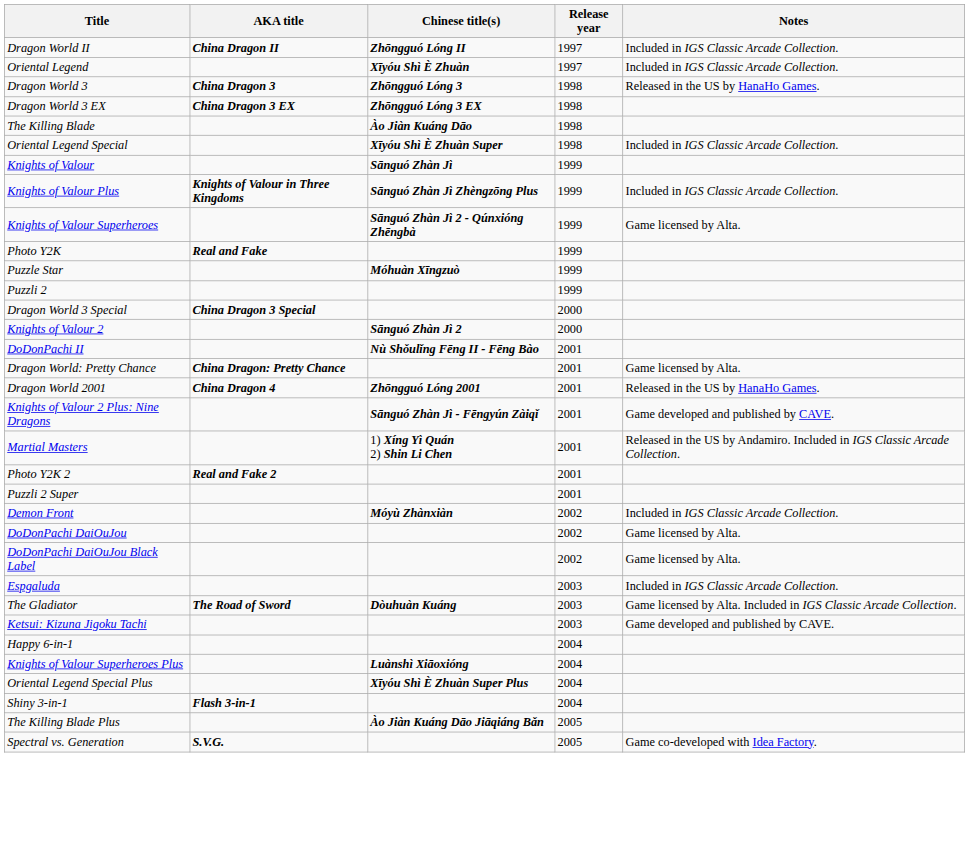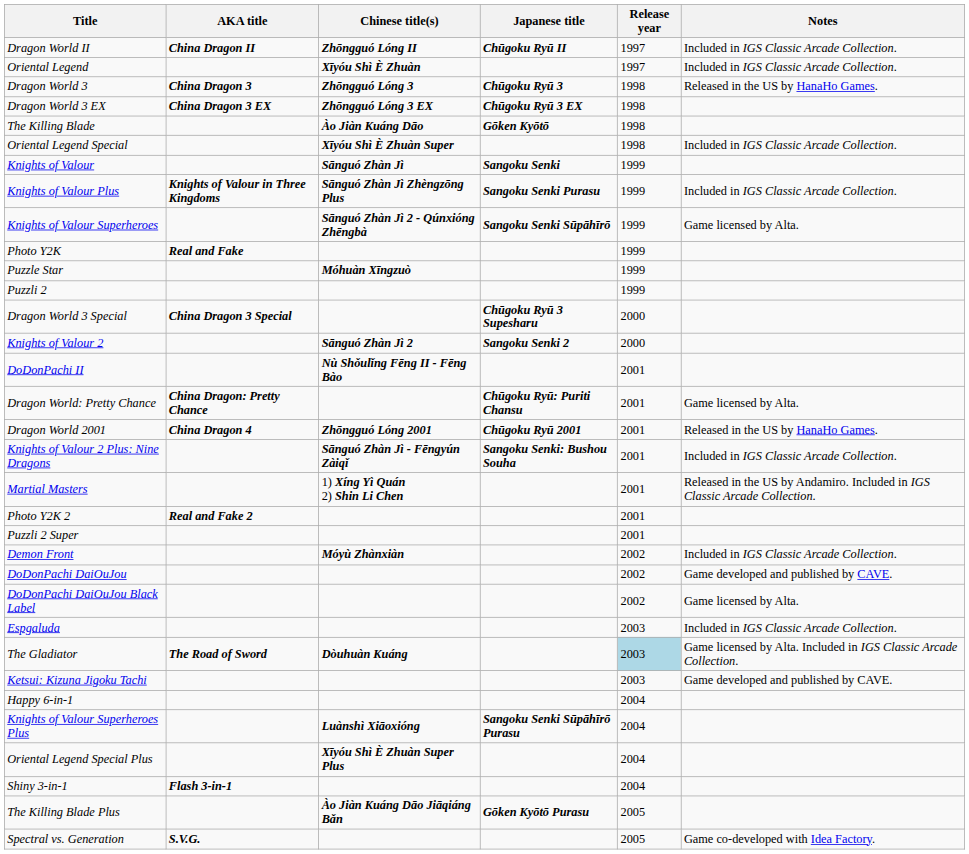+ column: (549, 21)
(730, 414) Game developed and published by CAVE. -> (790, 456) Included in IGS Classic Arcade Collection.
(683, 532) Game licensed by Alta. -> (788, 574) Game developed and published by CAVE.
(570, 605) no background -> (633, 653) lightblue background
